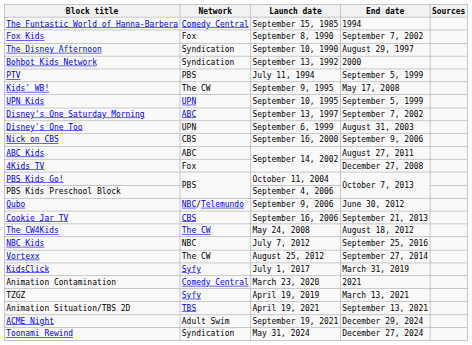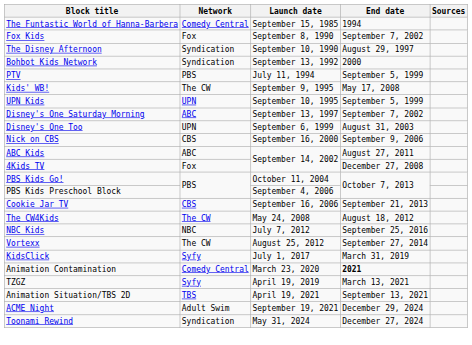- row: (16, 205)
(352, 282) normal -> (352, 269) bold
